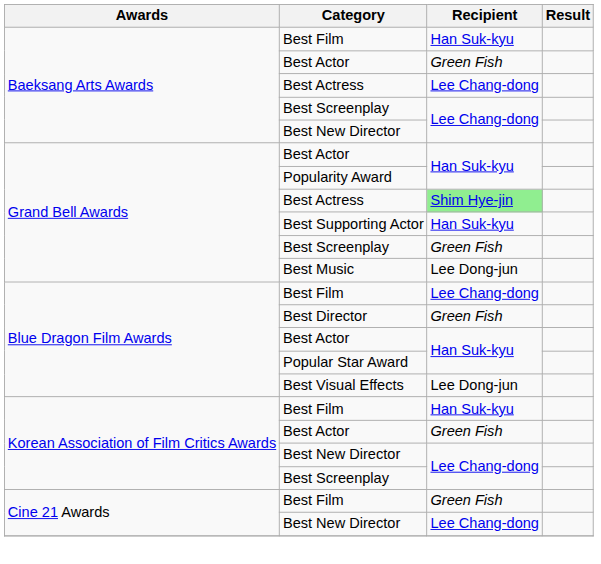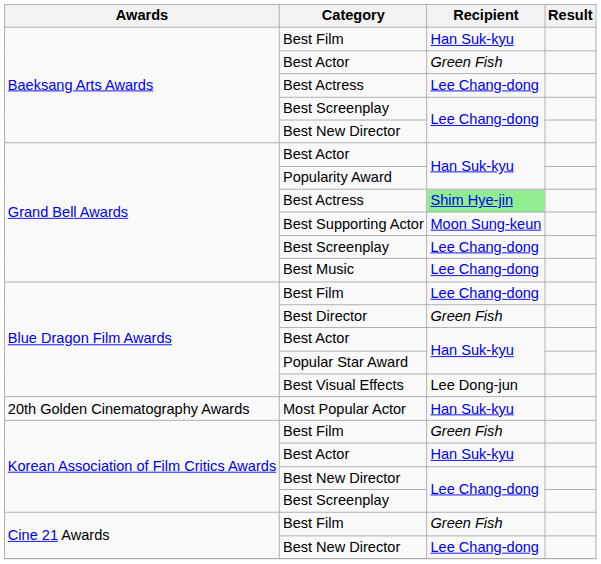(472, 223) Han Suk-kyu -> (486, 223) Moon Sung-keun
(466, 246) Green Fish -> (485, 246) Lee Chang-dong
(474, 270) Lee Dong-jun -> (485, 270) Lee Chang-dong
+ row: (129, 408)
(472, 408) Han Suk-kyu -> (466, 431) Green Fish
(466, 431) Green Fish -> (472, 454) Han Suk-kyu
